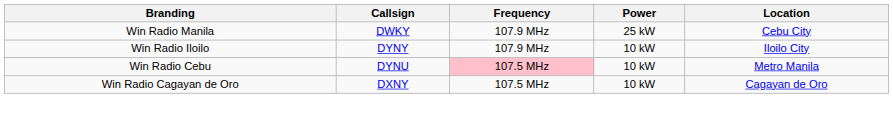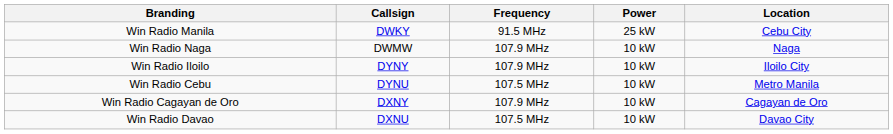(522, 31) 107.9 MHz -> (522, 31) 91.5 MHz
+ row: (170, 48)
(522, 66) pink background -> (522, 84) no background
(522, 84) 107.5 MHz -> (522, 102) 107.9 MHz
+ row: (170, 119)
